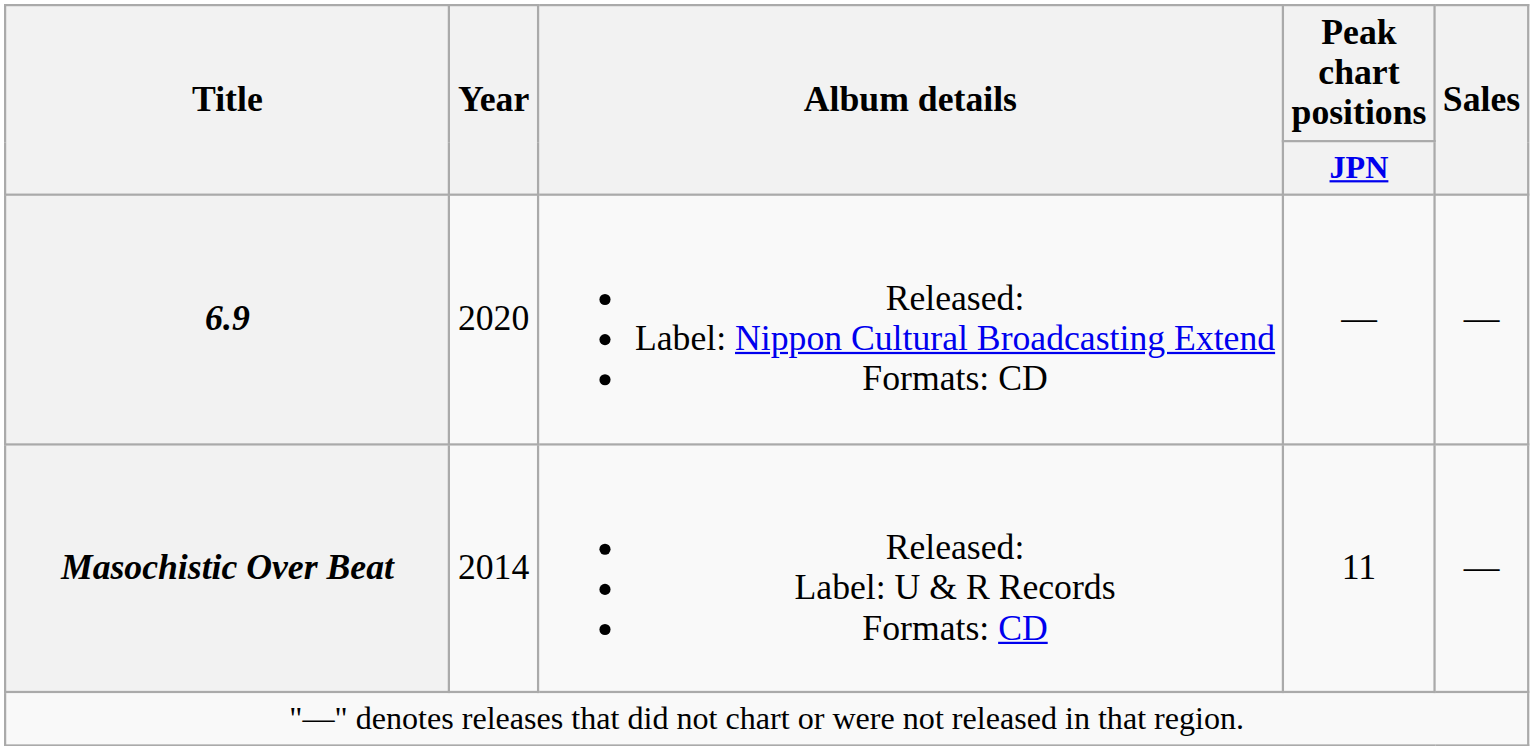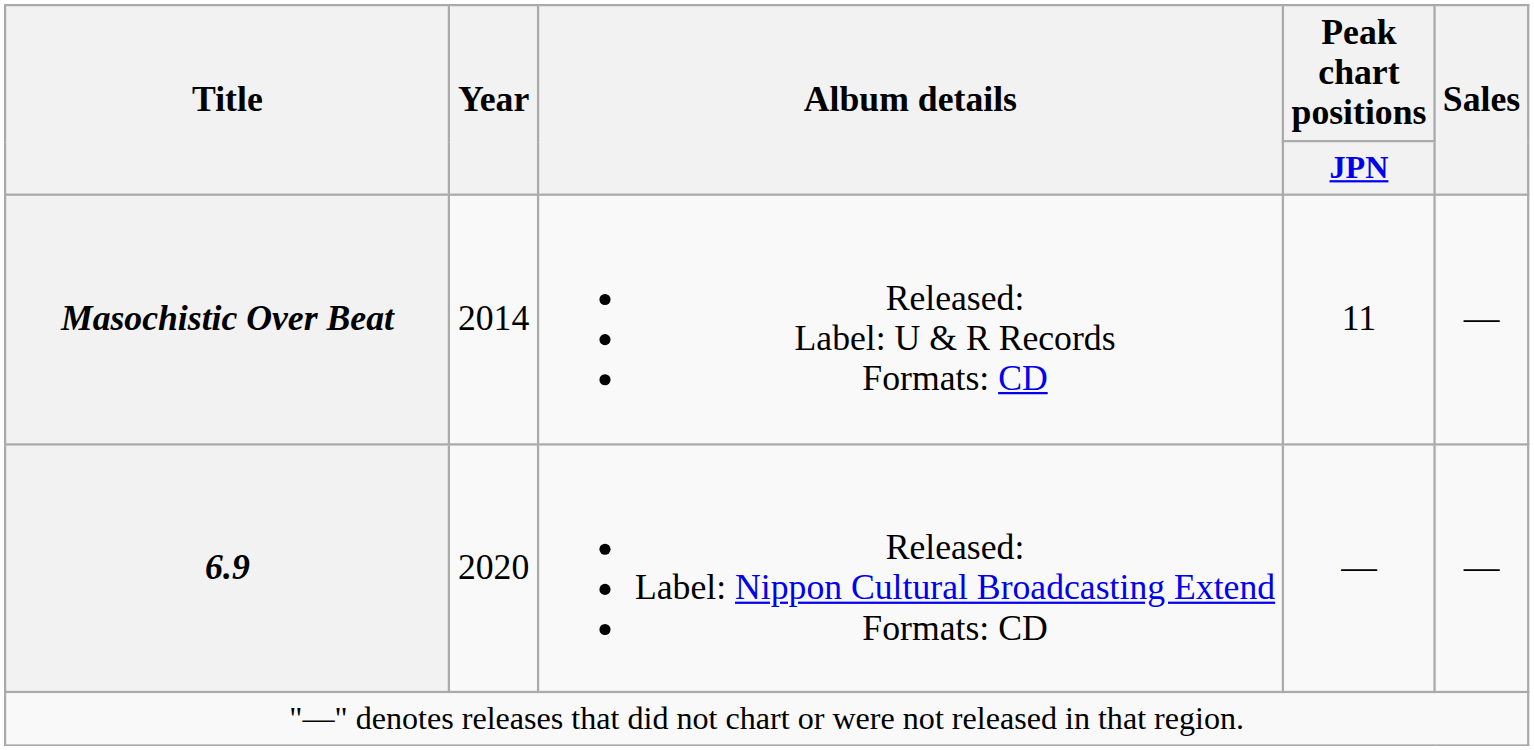rows swapped: (227, 566) <-> (227, 318)
